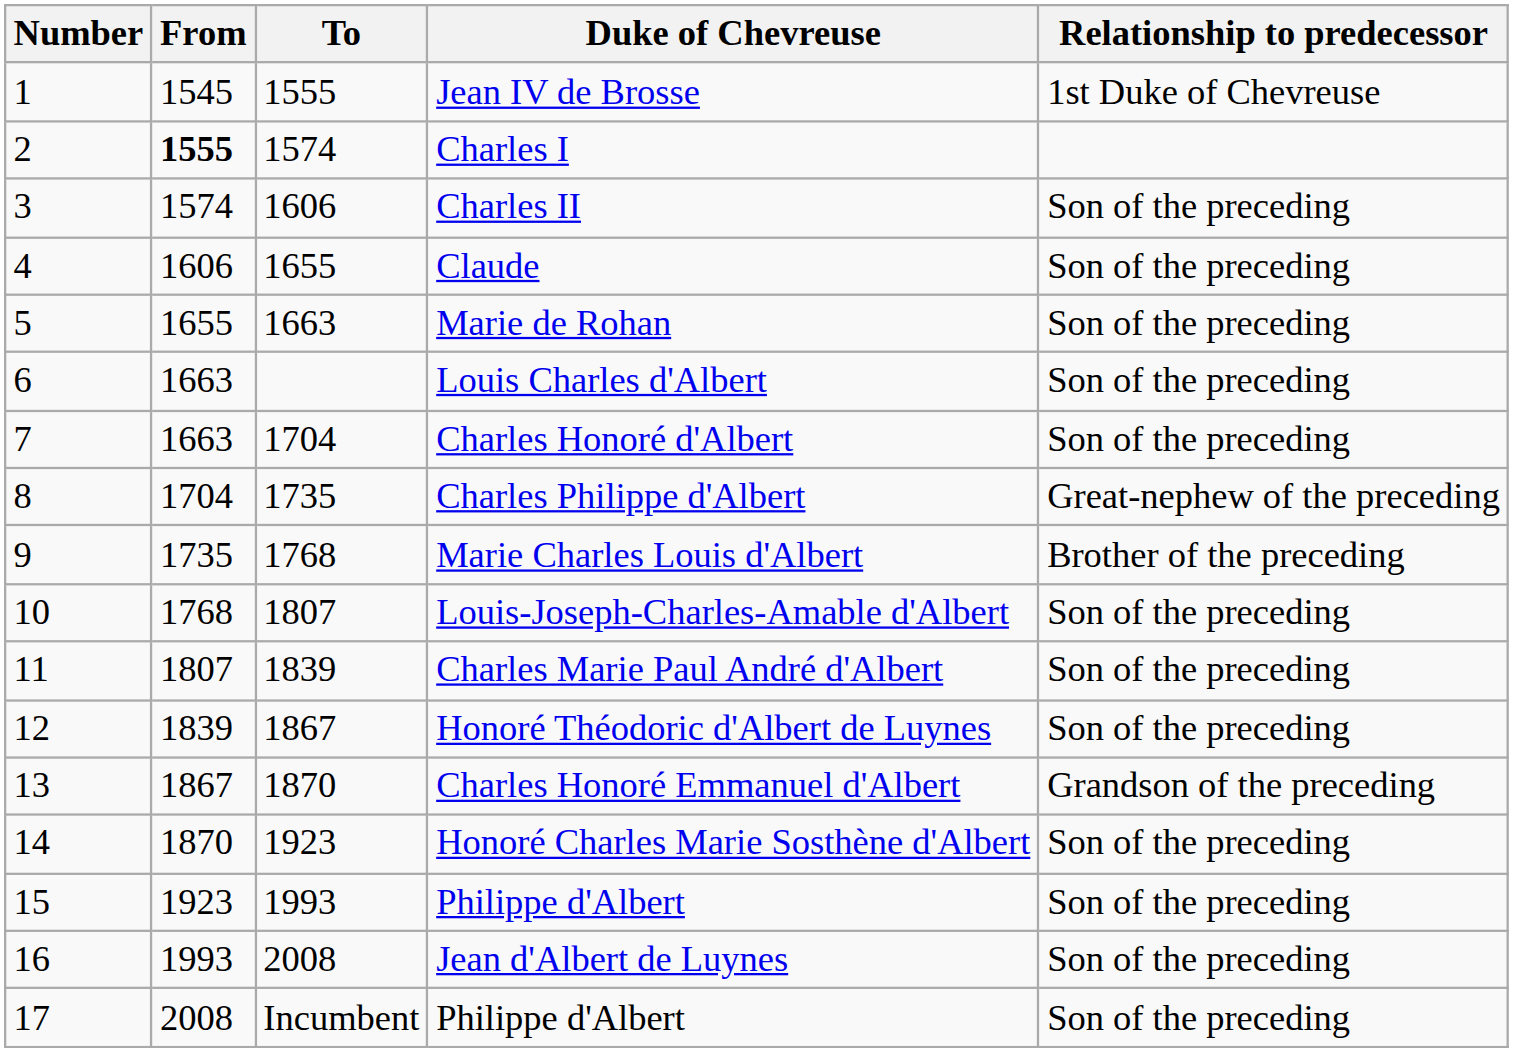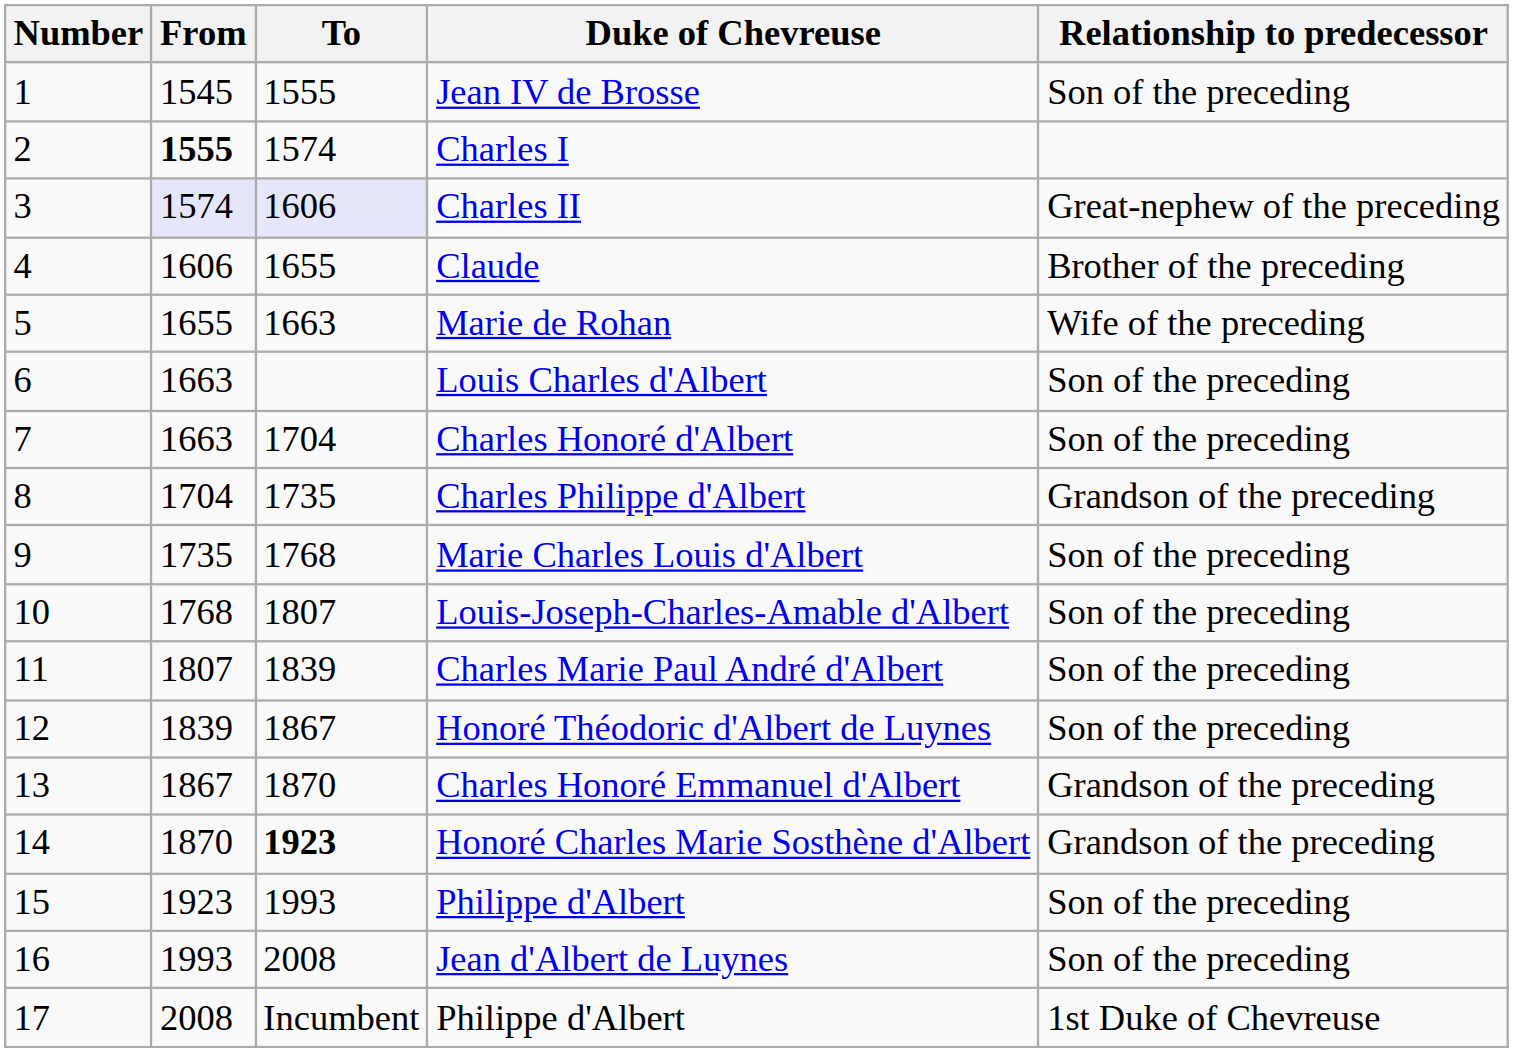(1214, 91) 1st Duke of Chevreuse -> (1199, 91) Son of the preceding
(197, 206) no background -> (197, 206) lavender background
(300, 206) no background -> (300, 206) lavender background
(1199, 206) Son of the preceding -> (1274, 206) Great-nephew of the preceding
(1199, 264) Son of the preceding -> (1226, 264) Brother of the preceding
(1199, 322) Son of the preceding -> (1206, 322) Wife of the preceding
(1274, 496) Great-nephew of the preceding -> (1241, 496) Grandson of the preceding
(1226, 554) Brother of the preceding -> (1199, 554) Son of the preceding
(300, 843) normal -> (300, 843) bold
(1199, 843) Son of the preceding -> (1241, 843) Grandson of the preceding
(1199, 1016) Son of the preceding -> (1214, 1016) 1st Duke of Chevreuse
